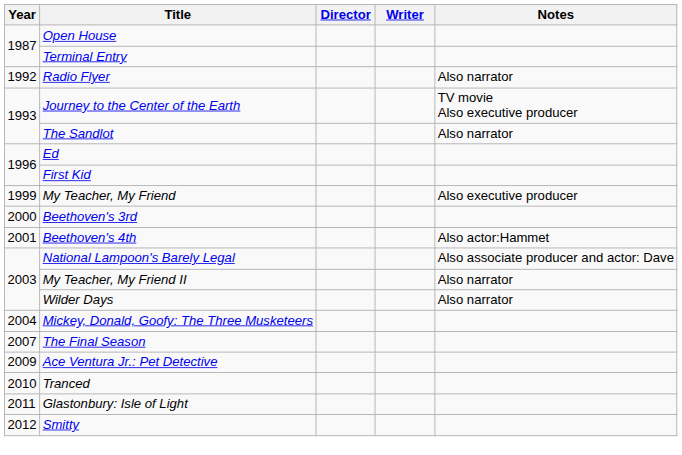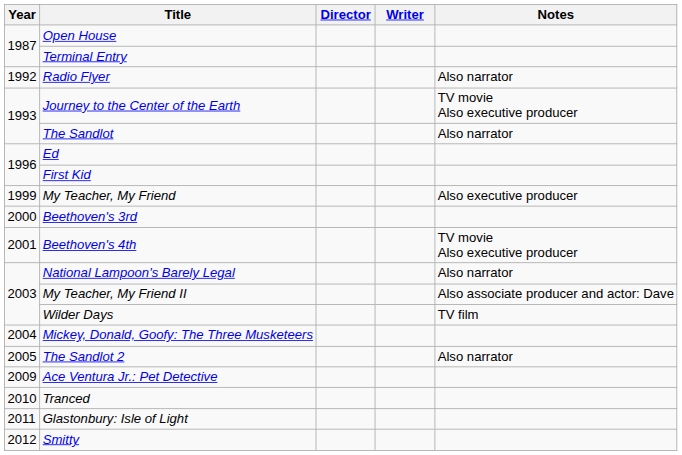(493, 237) Also actor:Hammet -> (508, 245) TV movie Also executive producer
(556, 258) Also associate producer and actor: Dave -> (475, 273) Also narrator
(475, 279) Also narrator -> (556, 294) Also associate producer and actor: Dave
(475, 300) Also narrator -> (458, 314) TV film
+ row: (84, 356)
- row: (94, 341)
